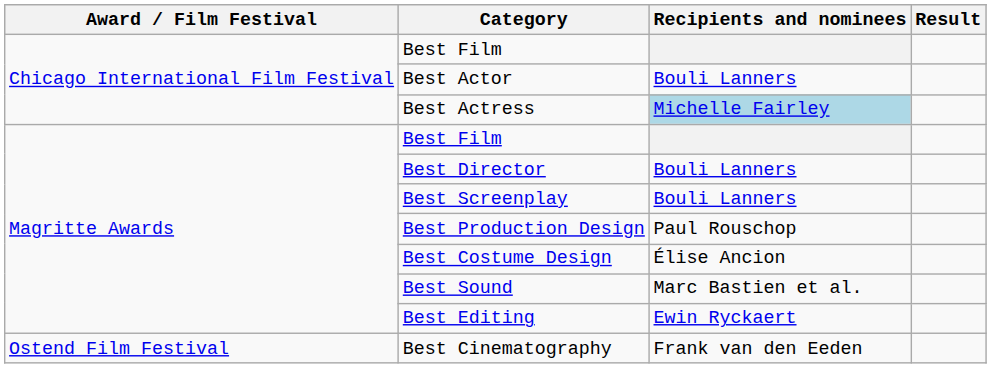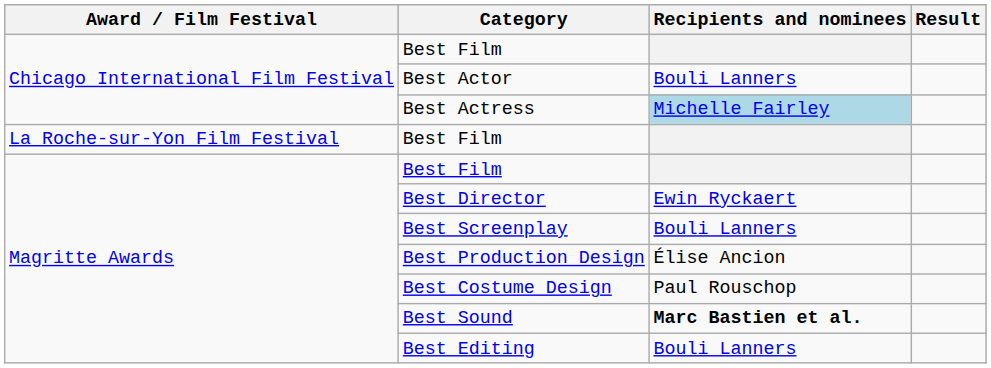+ row: (174, 139)
(725, 169) Bouli Lanners -> (725, 199) Ewin Ryckaert
(725, 229) Paul Rouschop -> (720, 259) Élise Ancion
(720, 259) Élise Ancion -> (725, 289) Paul Rouschop
(758, 289) normal -> (758, 318) bold
(725, 318) Ewin Ryckaert -> (725, 348) Bouli Lanners
- row: (119, 348)
